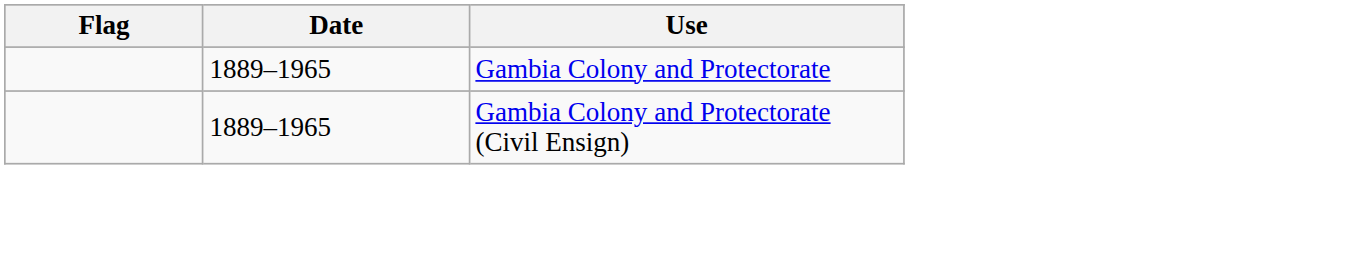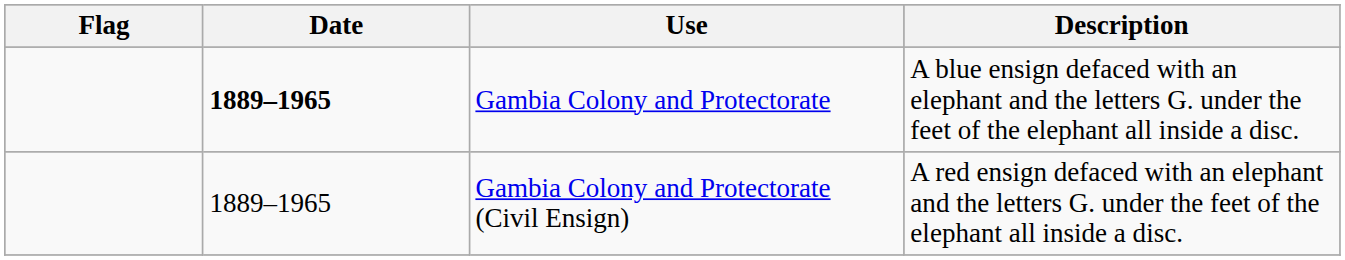+ column: (1122, 25)
(270, 68) normal -> (270, 99) bold
